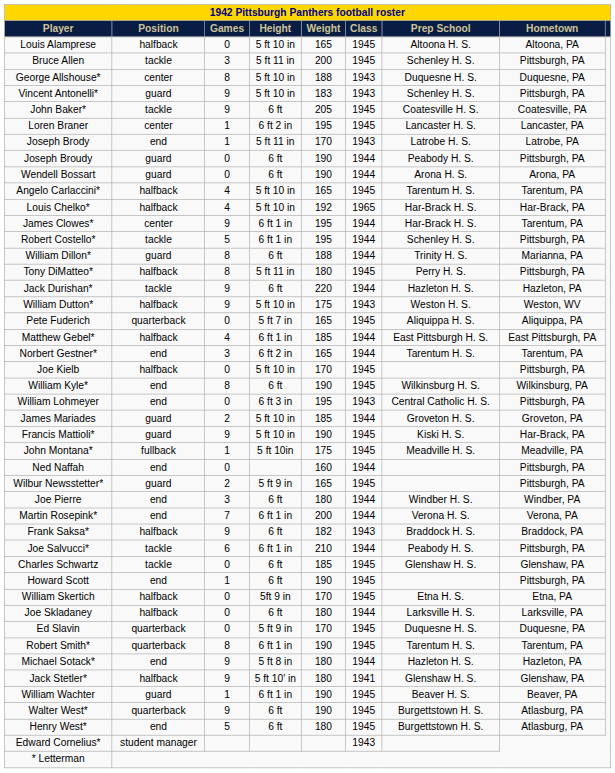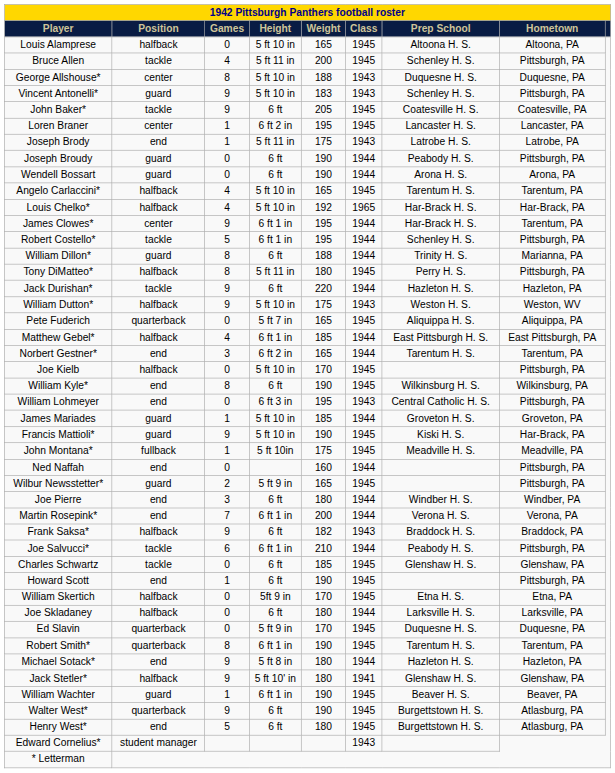(227, 61) 3 -> (227, 61) 4
(323, 142) 170 -> (323, 142) 175
(227, 418) 2 -> (227, 418) 1
